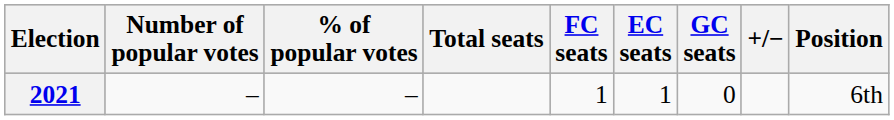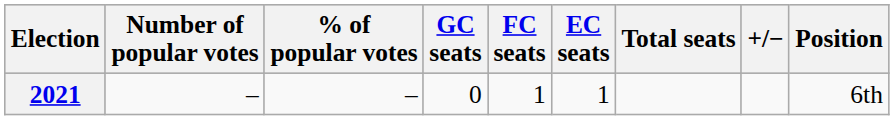columns swapped: (710, 38) <-> (487, 38)
